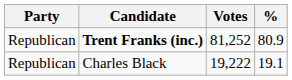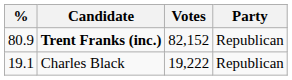columns swapped: (42, 16) <-> (271, 16)
(230, 39) 81,252 -> (189, 39) 82,152
